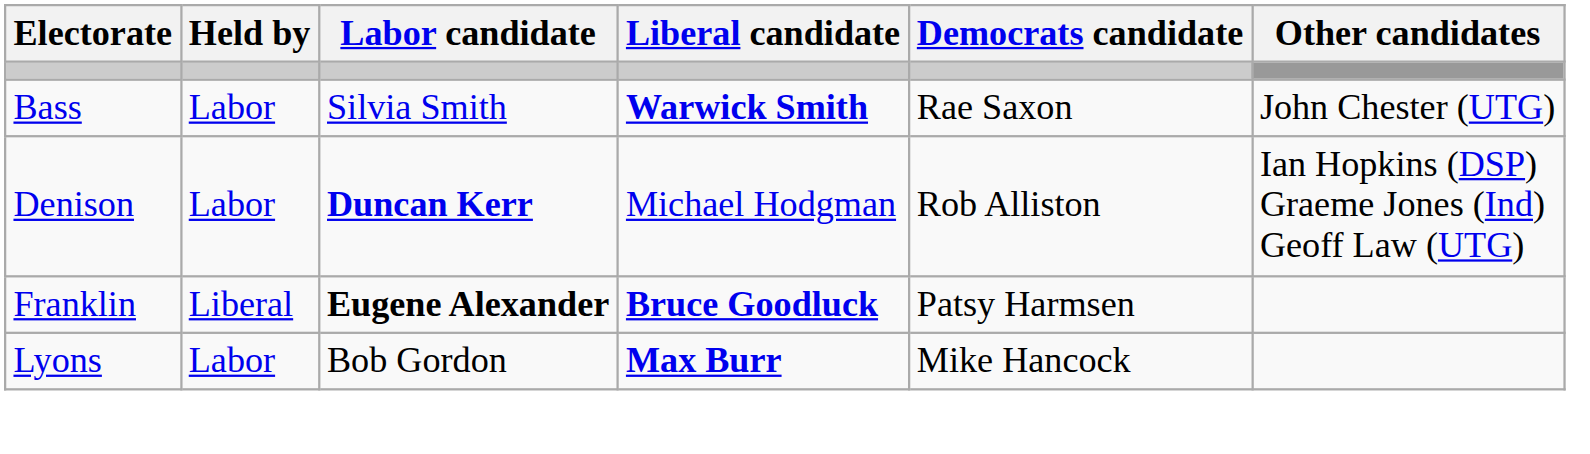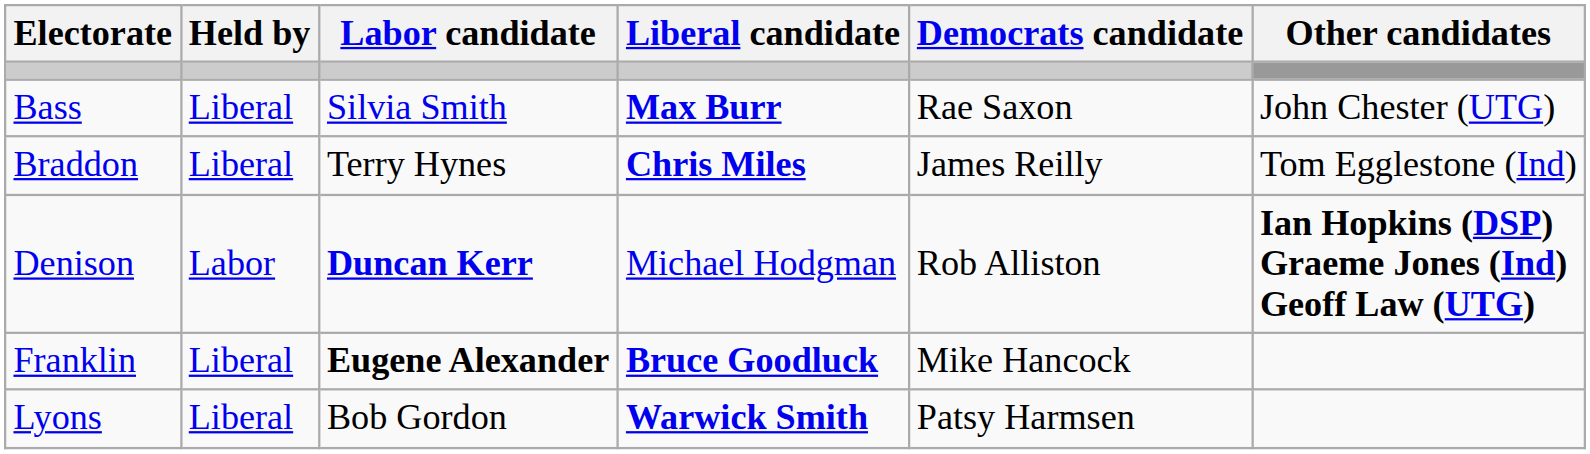(232, 107) Labor -> (241, 107) Liberal
(747, 107) Warwick Smith -> (704, 107) Max Burr
+ row: (76, 164)
(1402, 205) normal -> (1414, 262) bold
(1026, 303) Patsy Harmsen -> (1024, 360) Mike Hancock
(232, 360) Labor -> (241, 417) Liberal
(704, 360) Max Burr -> (747, 417) Warwick Smith
(1024, 360) Mike Hancock -> (1026, 417) Patsy Harmsen
